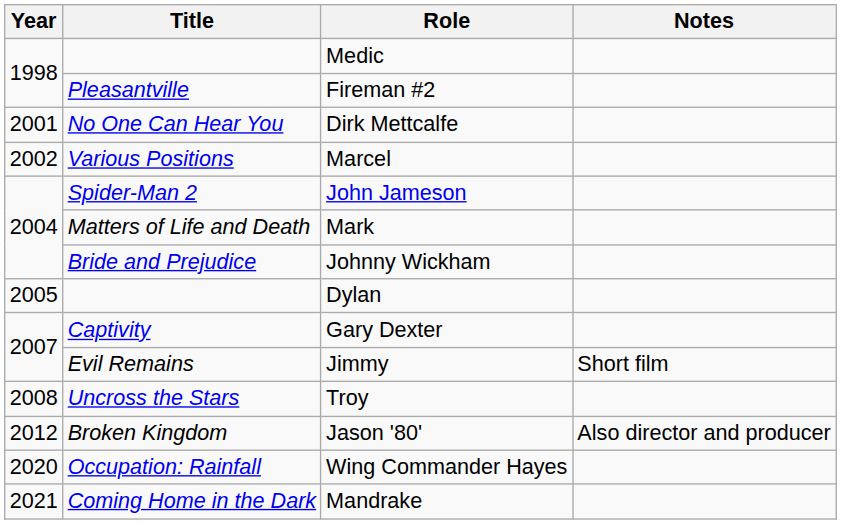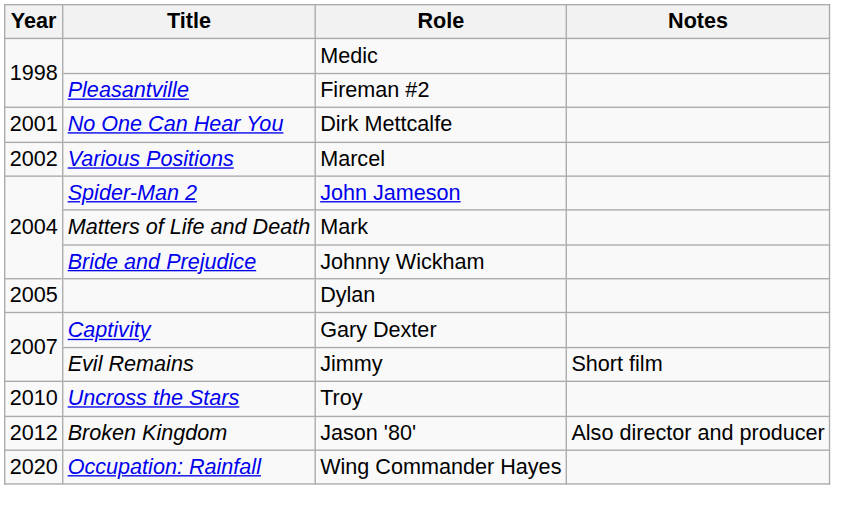(34, 398) 2008 -> (34, 398) 2010
- row: (374, 501)
